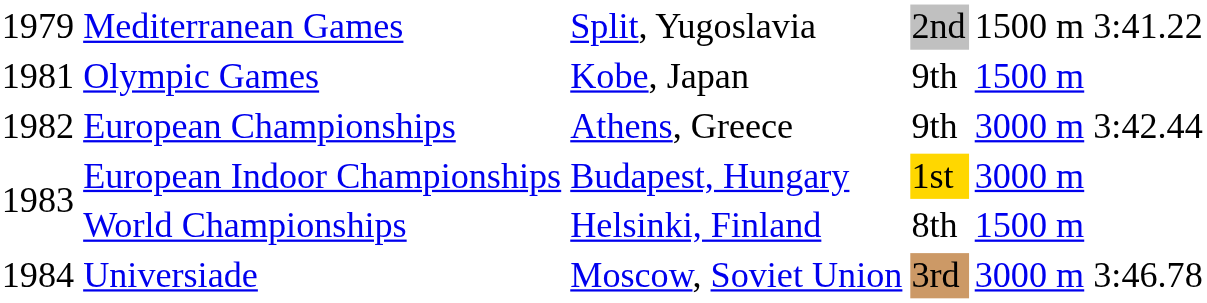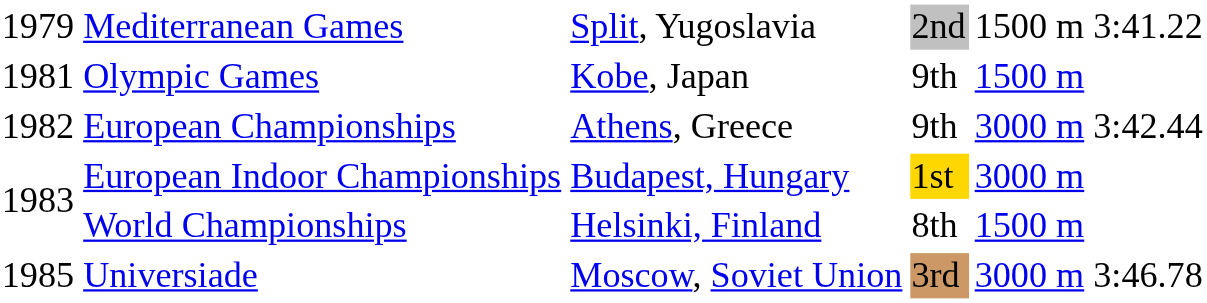(38, 275) 1984 -> (38, 275) 1985
